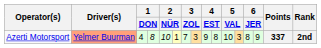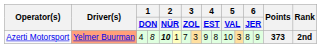(166, 37) normal -> (166, 37) bold
(278, 37) 337 -> (278, 37) 373
